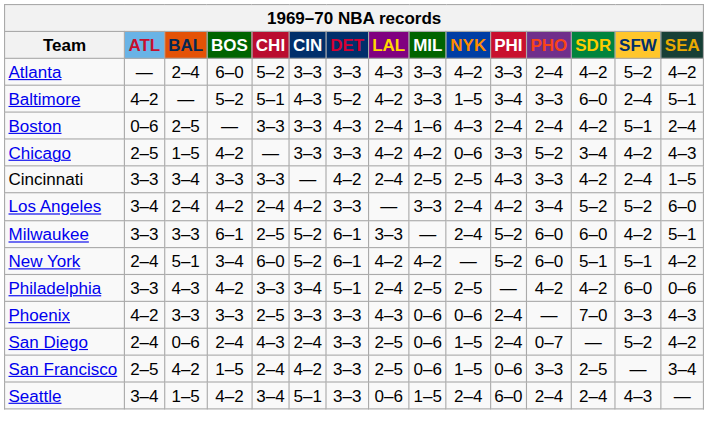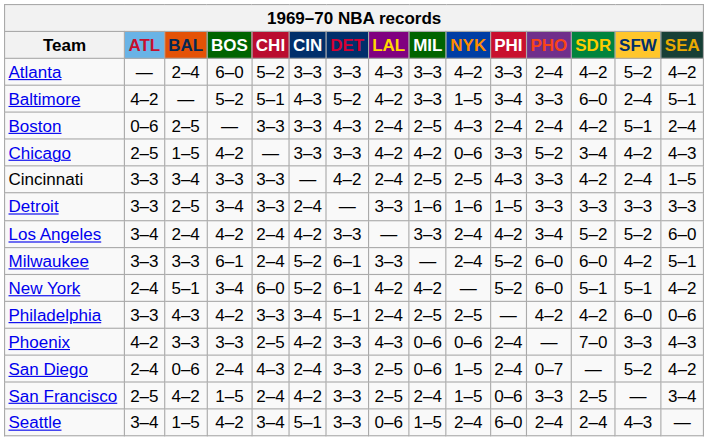(428, 126) 1–6 -> (428, 126) 2–5
+ row: (34, 207)
(270, 234) 2–5 -> (270, 261) 2–4
(308, 315) 3–3 -> (308, 342) 4–2
(428, 369) 0–6 -> (428, 396) 2–4
